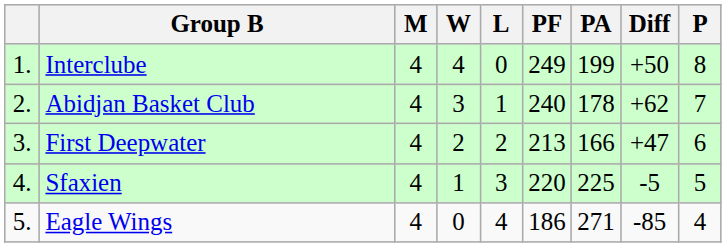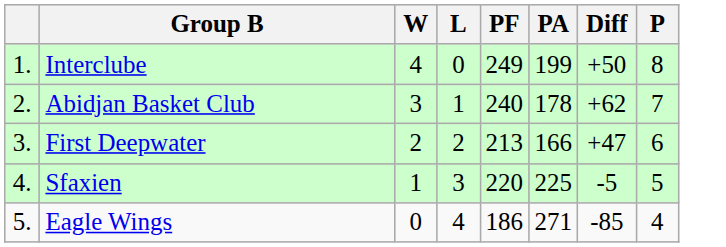- column: (416, 24)
